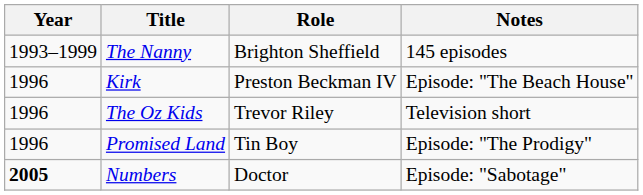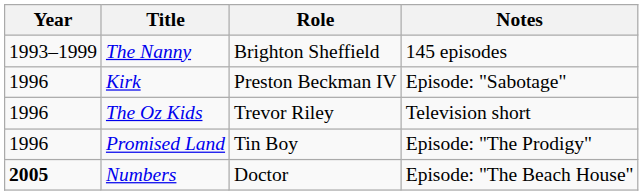(520, 81) Episode: "The Beach House" -> (486, 81) Episode: "Sabotage"
(486, 174) Episode: "Sabotage" -> (520, 174) Episode: "The Beach House"
